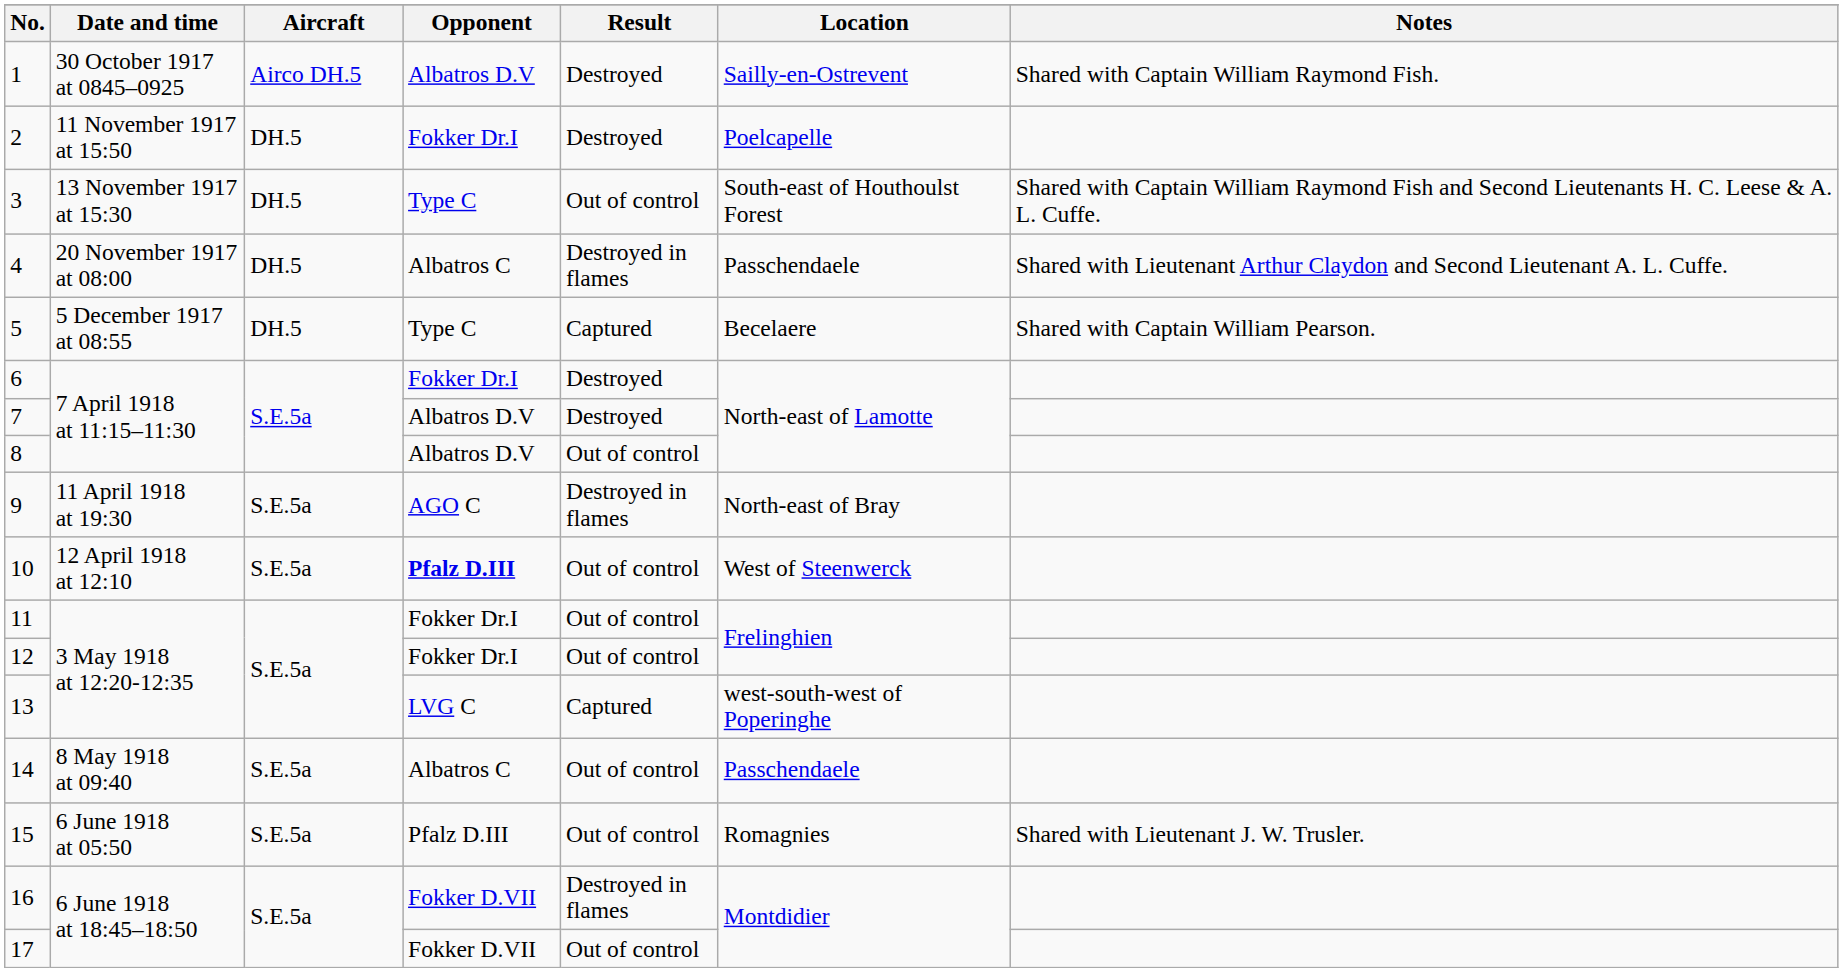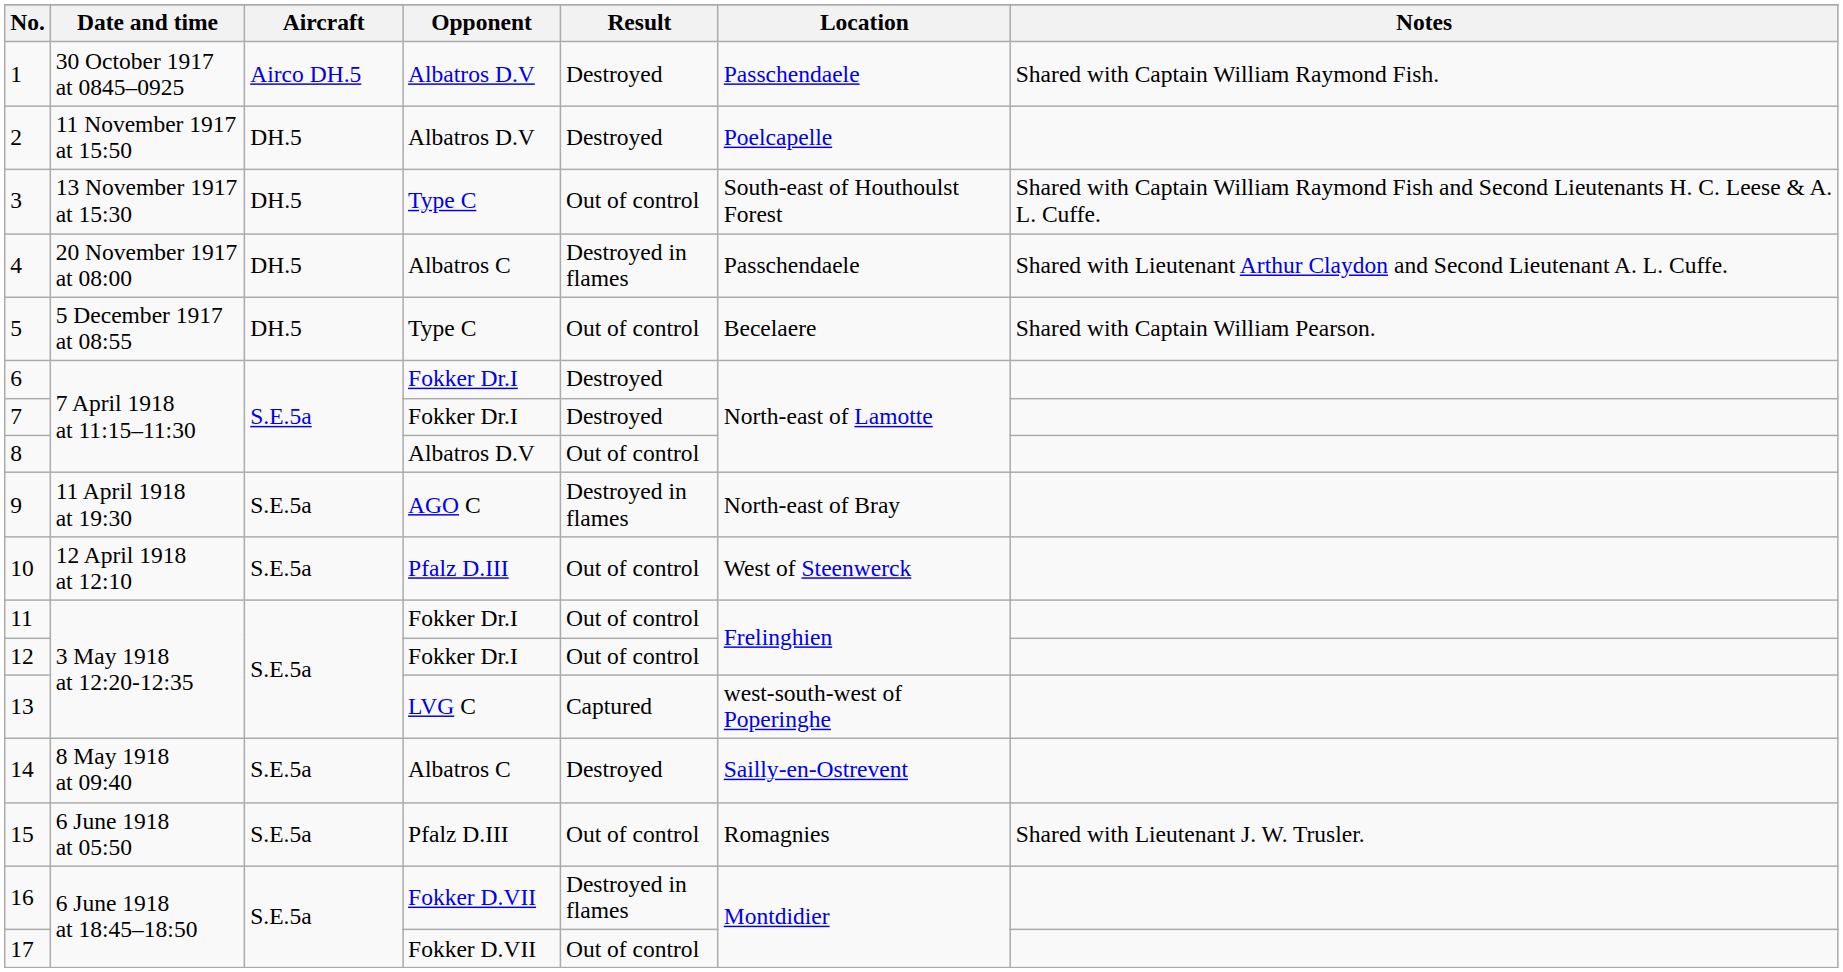(816, 73) Sailly-en-Ostrevent -> (792, 73) Passchendaele
(463, 137) Fokker Dr.I -> (471, 137) Albatros D.V
(609, 328) Captured -> (633, 328) Out of control
(471, 416) Albatros D.V -> (463, 416) Fokker Dr.I
(462, 568) bold -> (458, 568) normal
(633, 770) Out of control -> (614, 770) Destroyed
(792, 770) Passchendaele -> (816, 770) Sailly-en-Ostrevent
